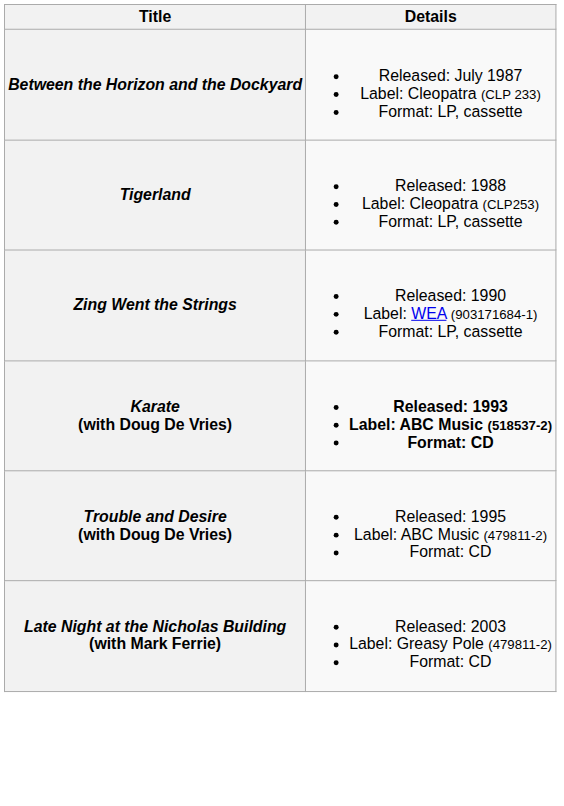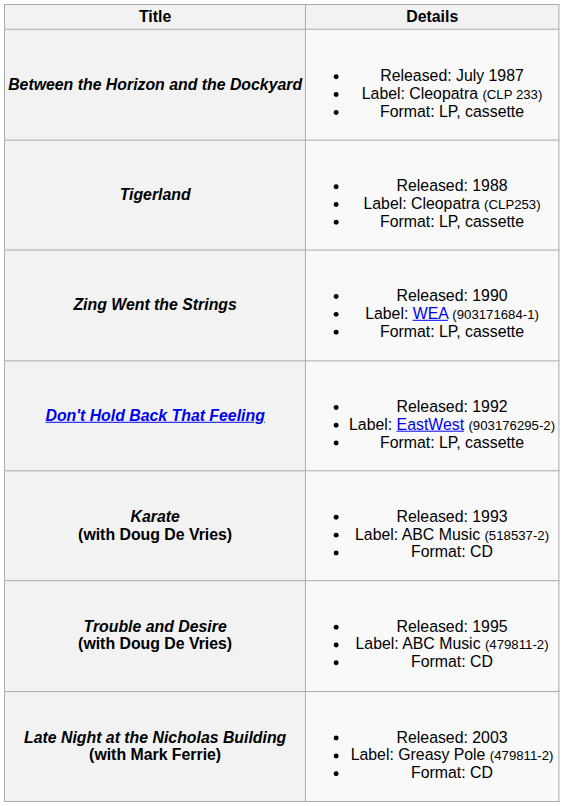+ row: (155, 415)
(431, 424) bold -> (432, 535) normal
